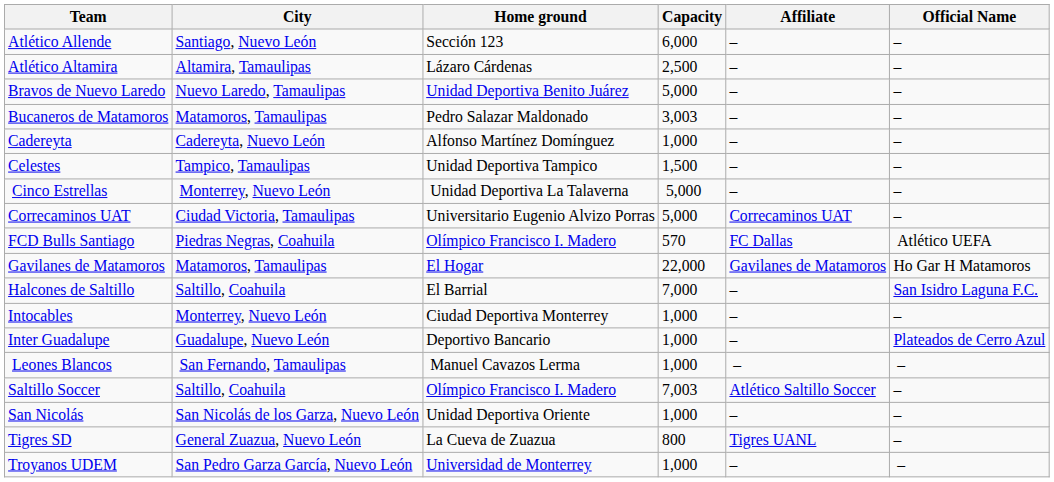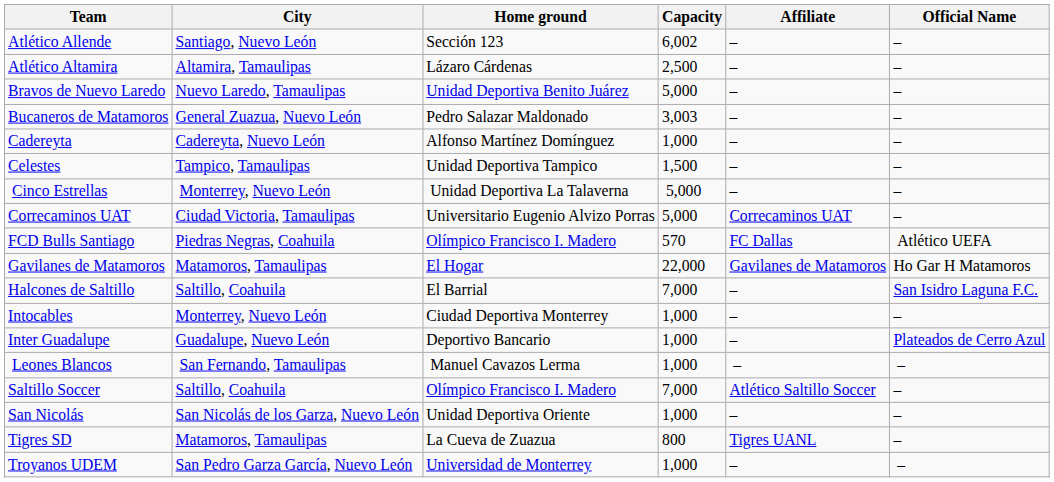(680, 41) 6,000 -> (680, 41) 6,002
(251, 116) Matamoros, Tamaulipas -> (268, 116) General Zuazua, Nuevo León
(680, 389) 7,003 -> (680, 389) 7,000
(268, 439) General Zuazua, Nuevo León -> (251, 439) Matamoros, Tamaulipas
